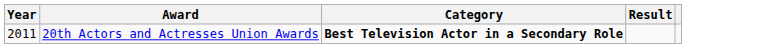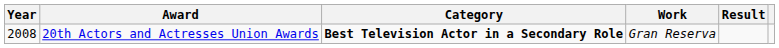+ column: (672, 14)
(22, 34) 2011 -> (22, 34) 2008
